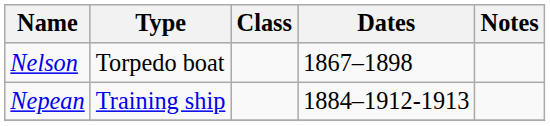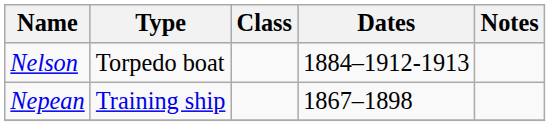(358, 62) 1867–1898 -> (386, 62) 1884–1912-1913
(386, 100) 1884–1912-1913 -> (358, 100) 1867–1898
